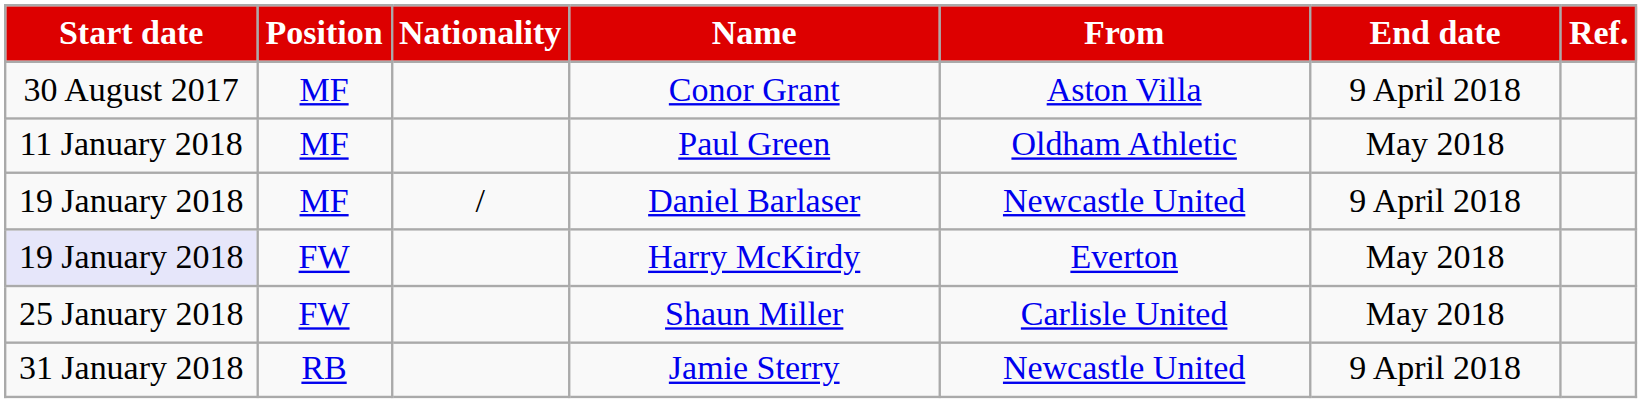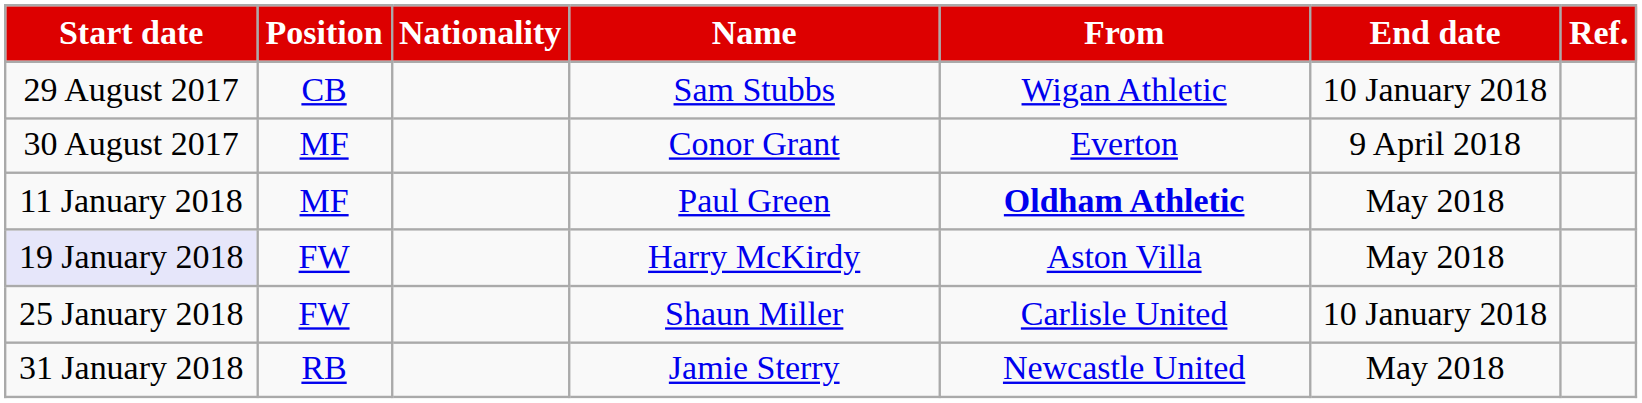+ row: (754, 88)
(1124, 88) Aston Villa -> (1124, 145) Everton
(1124, 145) normal -> (1124, 201) bold
- row: (754, 201)
(1124, 257) Everton -> (1124, 257) Aston Villa
(1435, 313) May 2018 -> (1435, 313) 10 January 2018
(1435, 369) 9 April 2018 -> (1435, 369) May 2018
